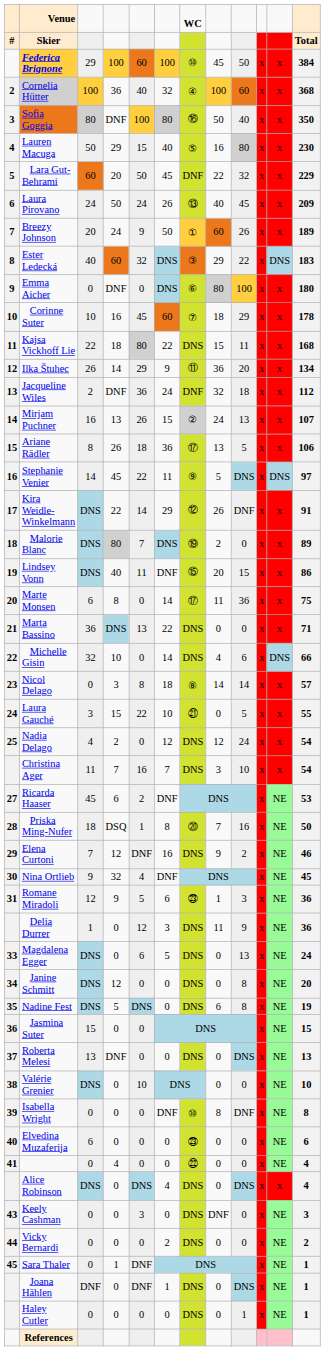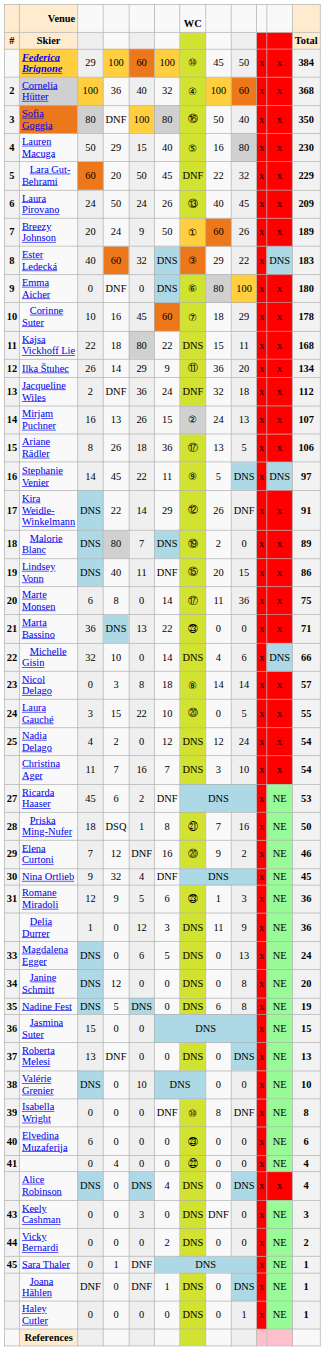(193, 629) DNS -> (193, 629) ㉓
(193, 713) ㉑ -> (193, 713) ⑳
(193, 826) ⑳ -> (193, 826) ㉑
(193, 854) DNS -> (193, 854) ⑳
